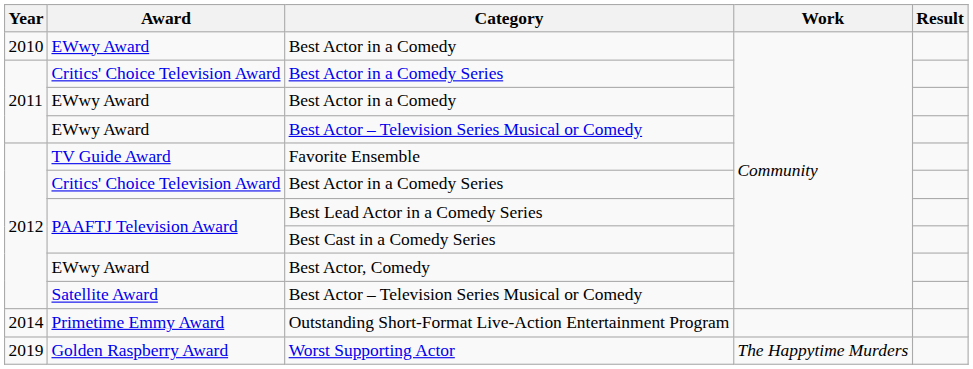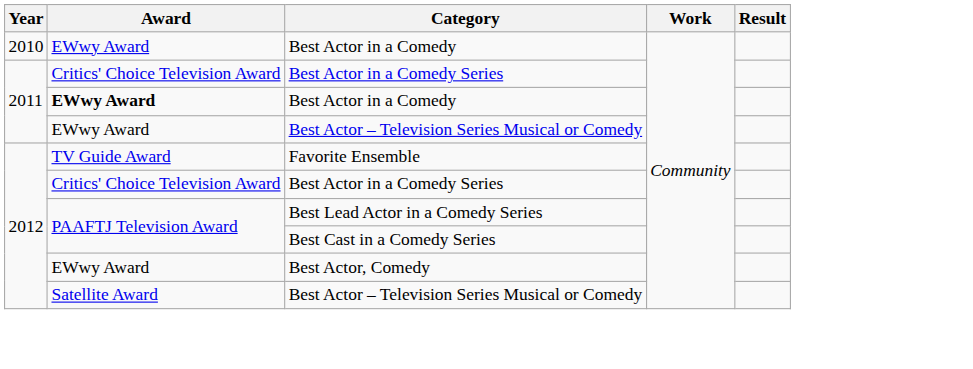(100, 101) normal -> (103, 101) bold
- row: (26, 322)
- row: (26, 350)
